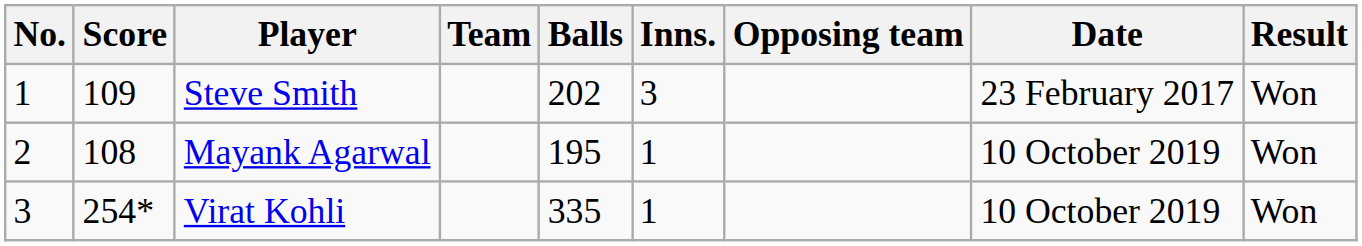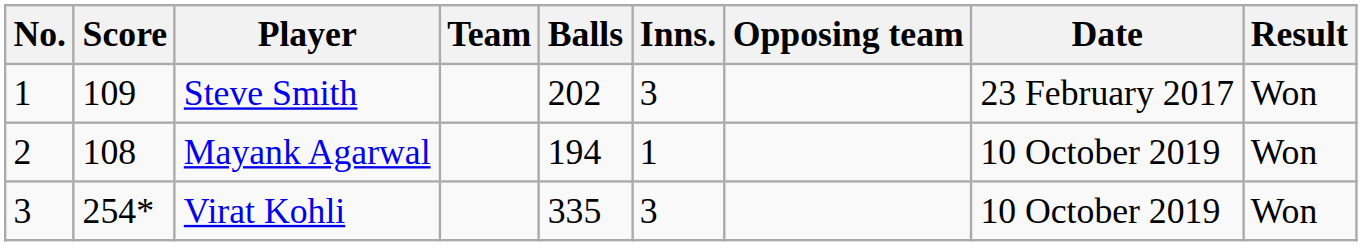(575, 151) 195 -> (575, 151) 194
(649, 210) 1 -> (649, 210) 3
